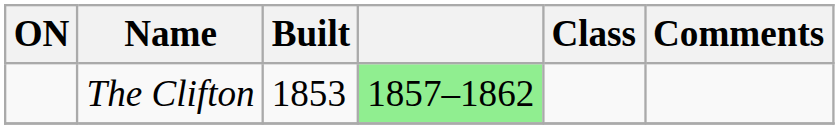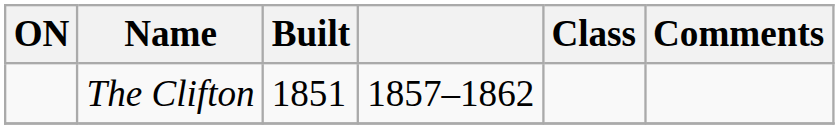(309, 92) 1853 -> (309, 92) 1851
(451, 92) lightgreen background -> (451, 92) no background
